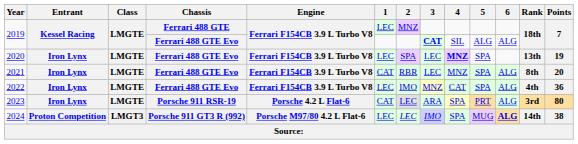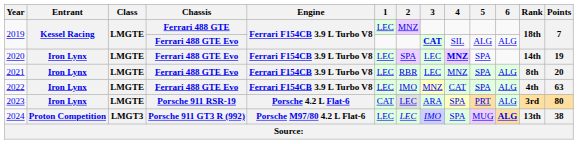(532, 57) 13th -> (532, 57) 14th
(385, 72) CAT -> (385, 72) LEC
(559, 87) 36 -> (559, 87) 63
(532, 117) 14th -> (532, 117) 13th
